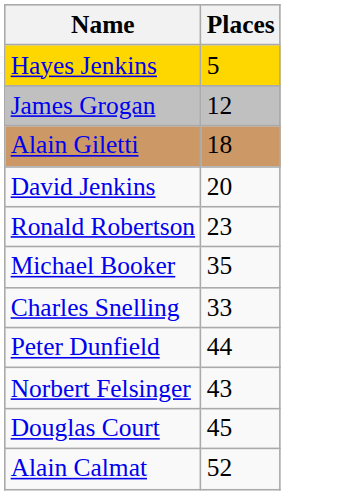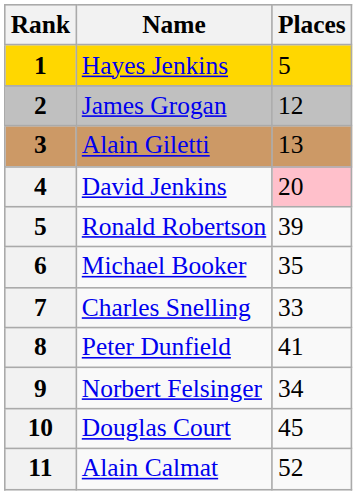+ column: (40, 24)
(220, 145) 18 -> (291, 145) 13
(220, 186) no background -> (291, 186) pink background
(220, 226) 23 -> (291, 226) 39
(220, 347) 44 -> (291, 347) 41
(220, 387) 43 -> (291, 387) 34
